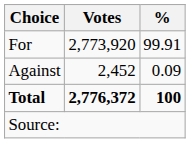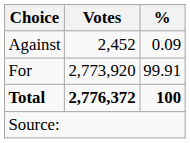rows swapped: (20, 44) <-> (35, 71)
